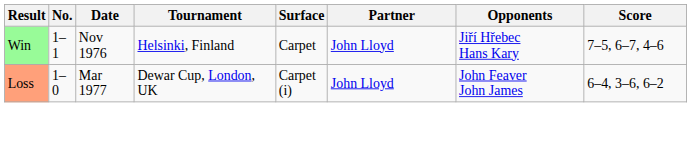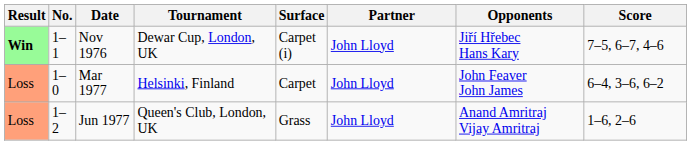(19, 45) normal -> (20, 45) bold
(186, 45) Helsinki, Finland -> (196, 45) Dewar Cup, London, UK
(297, 45) Carpet -> (297, 45) Carpet (i)
(196, 83) Dewar Cup, London, UK -> (186, 83) Helsinki, Finland
(297, 83) Carpet (i) -> (297, 83) Carpet
+ row: (104, 120)
